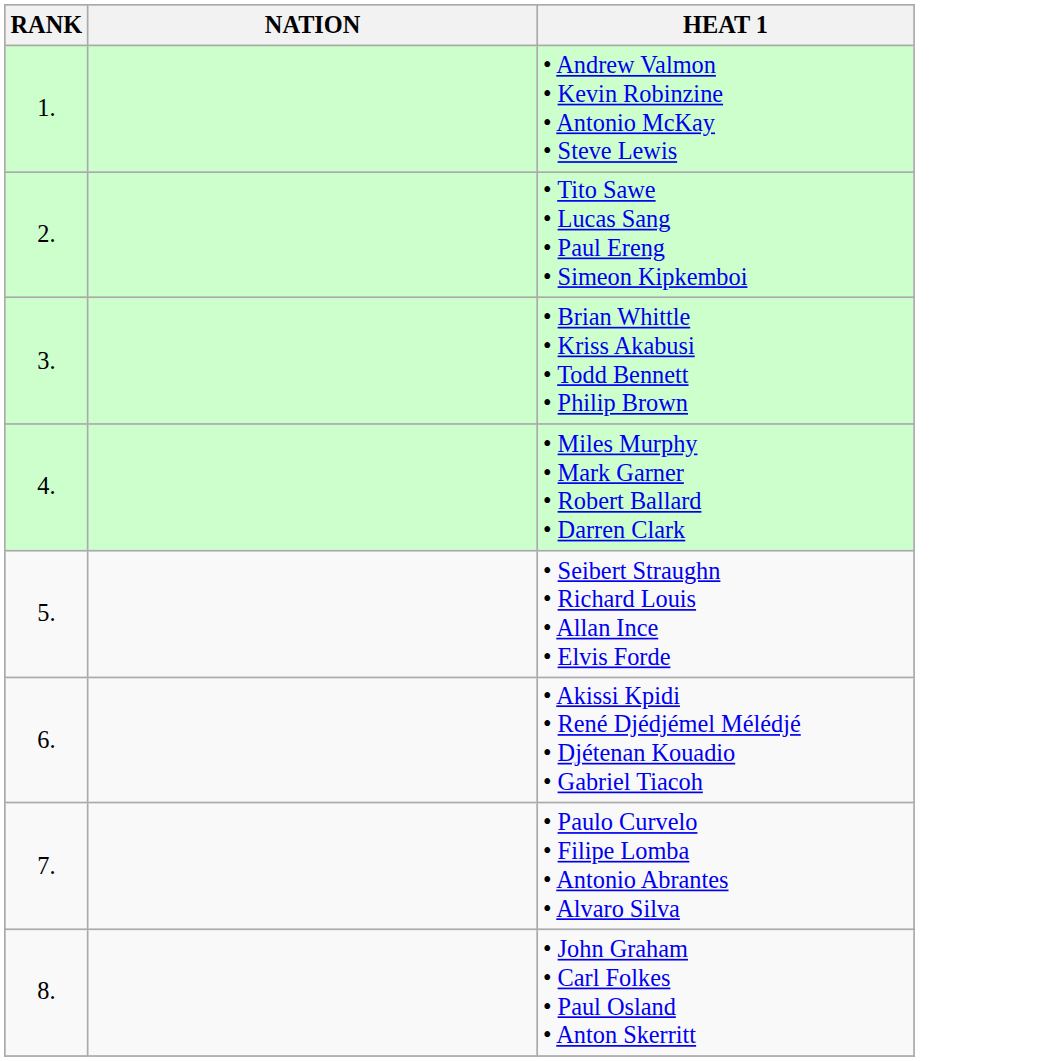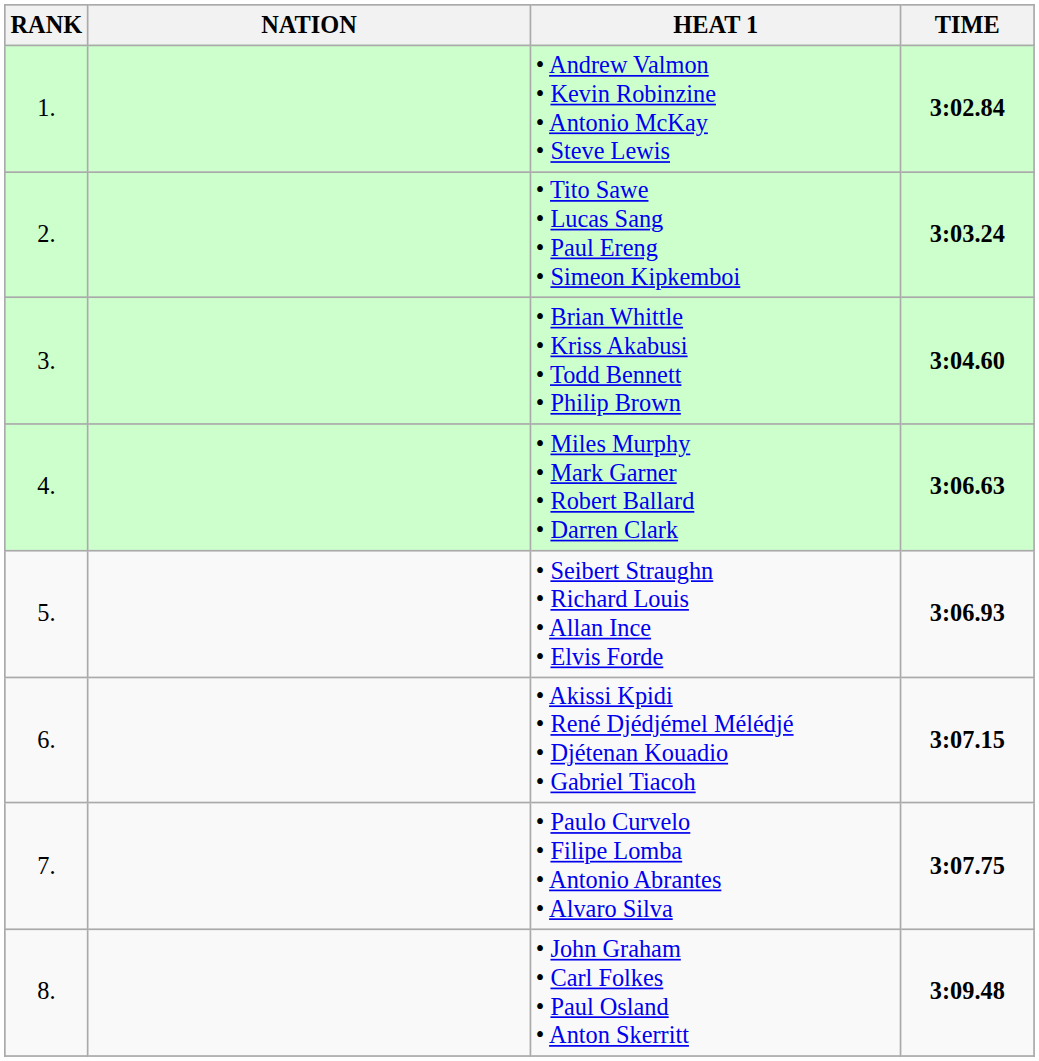+ column: (967, 24)
